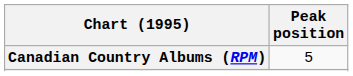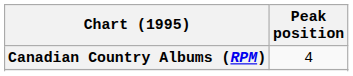(309, 58) 5 -> (309, 58) 4
